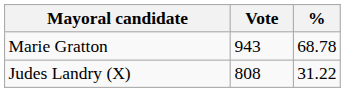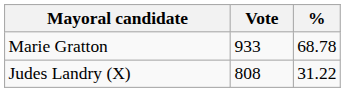(248, 45) 943 -> (248, 45) 933
